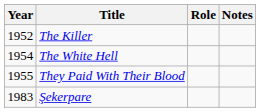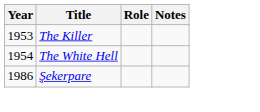(20, 35) 1952 -> (20, 35) 1953
- row: (112, 76)
(20, 96) 1983 -> (20, 76) 1986
